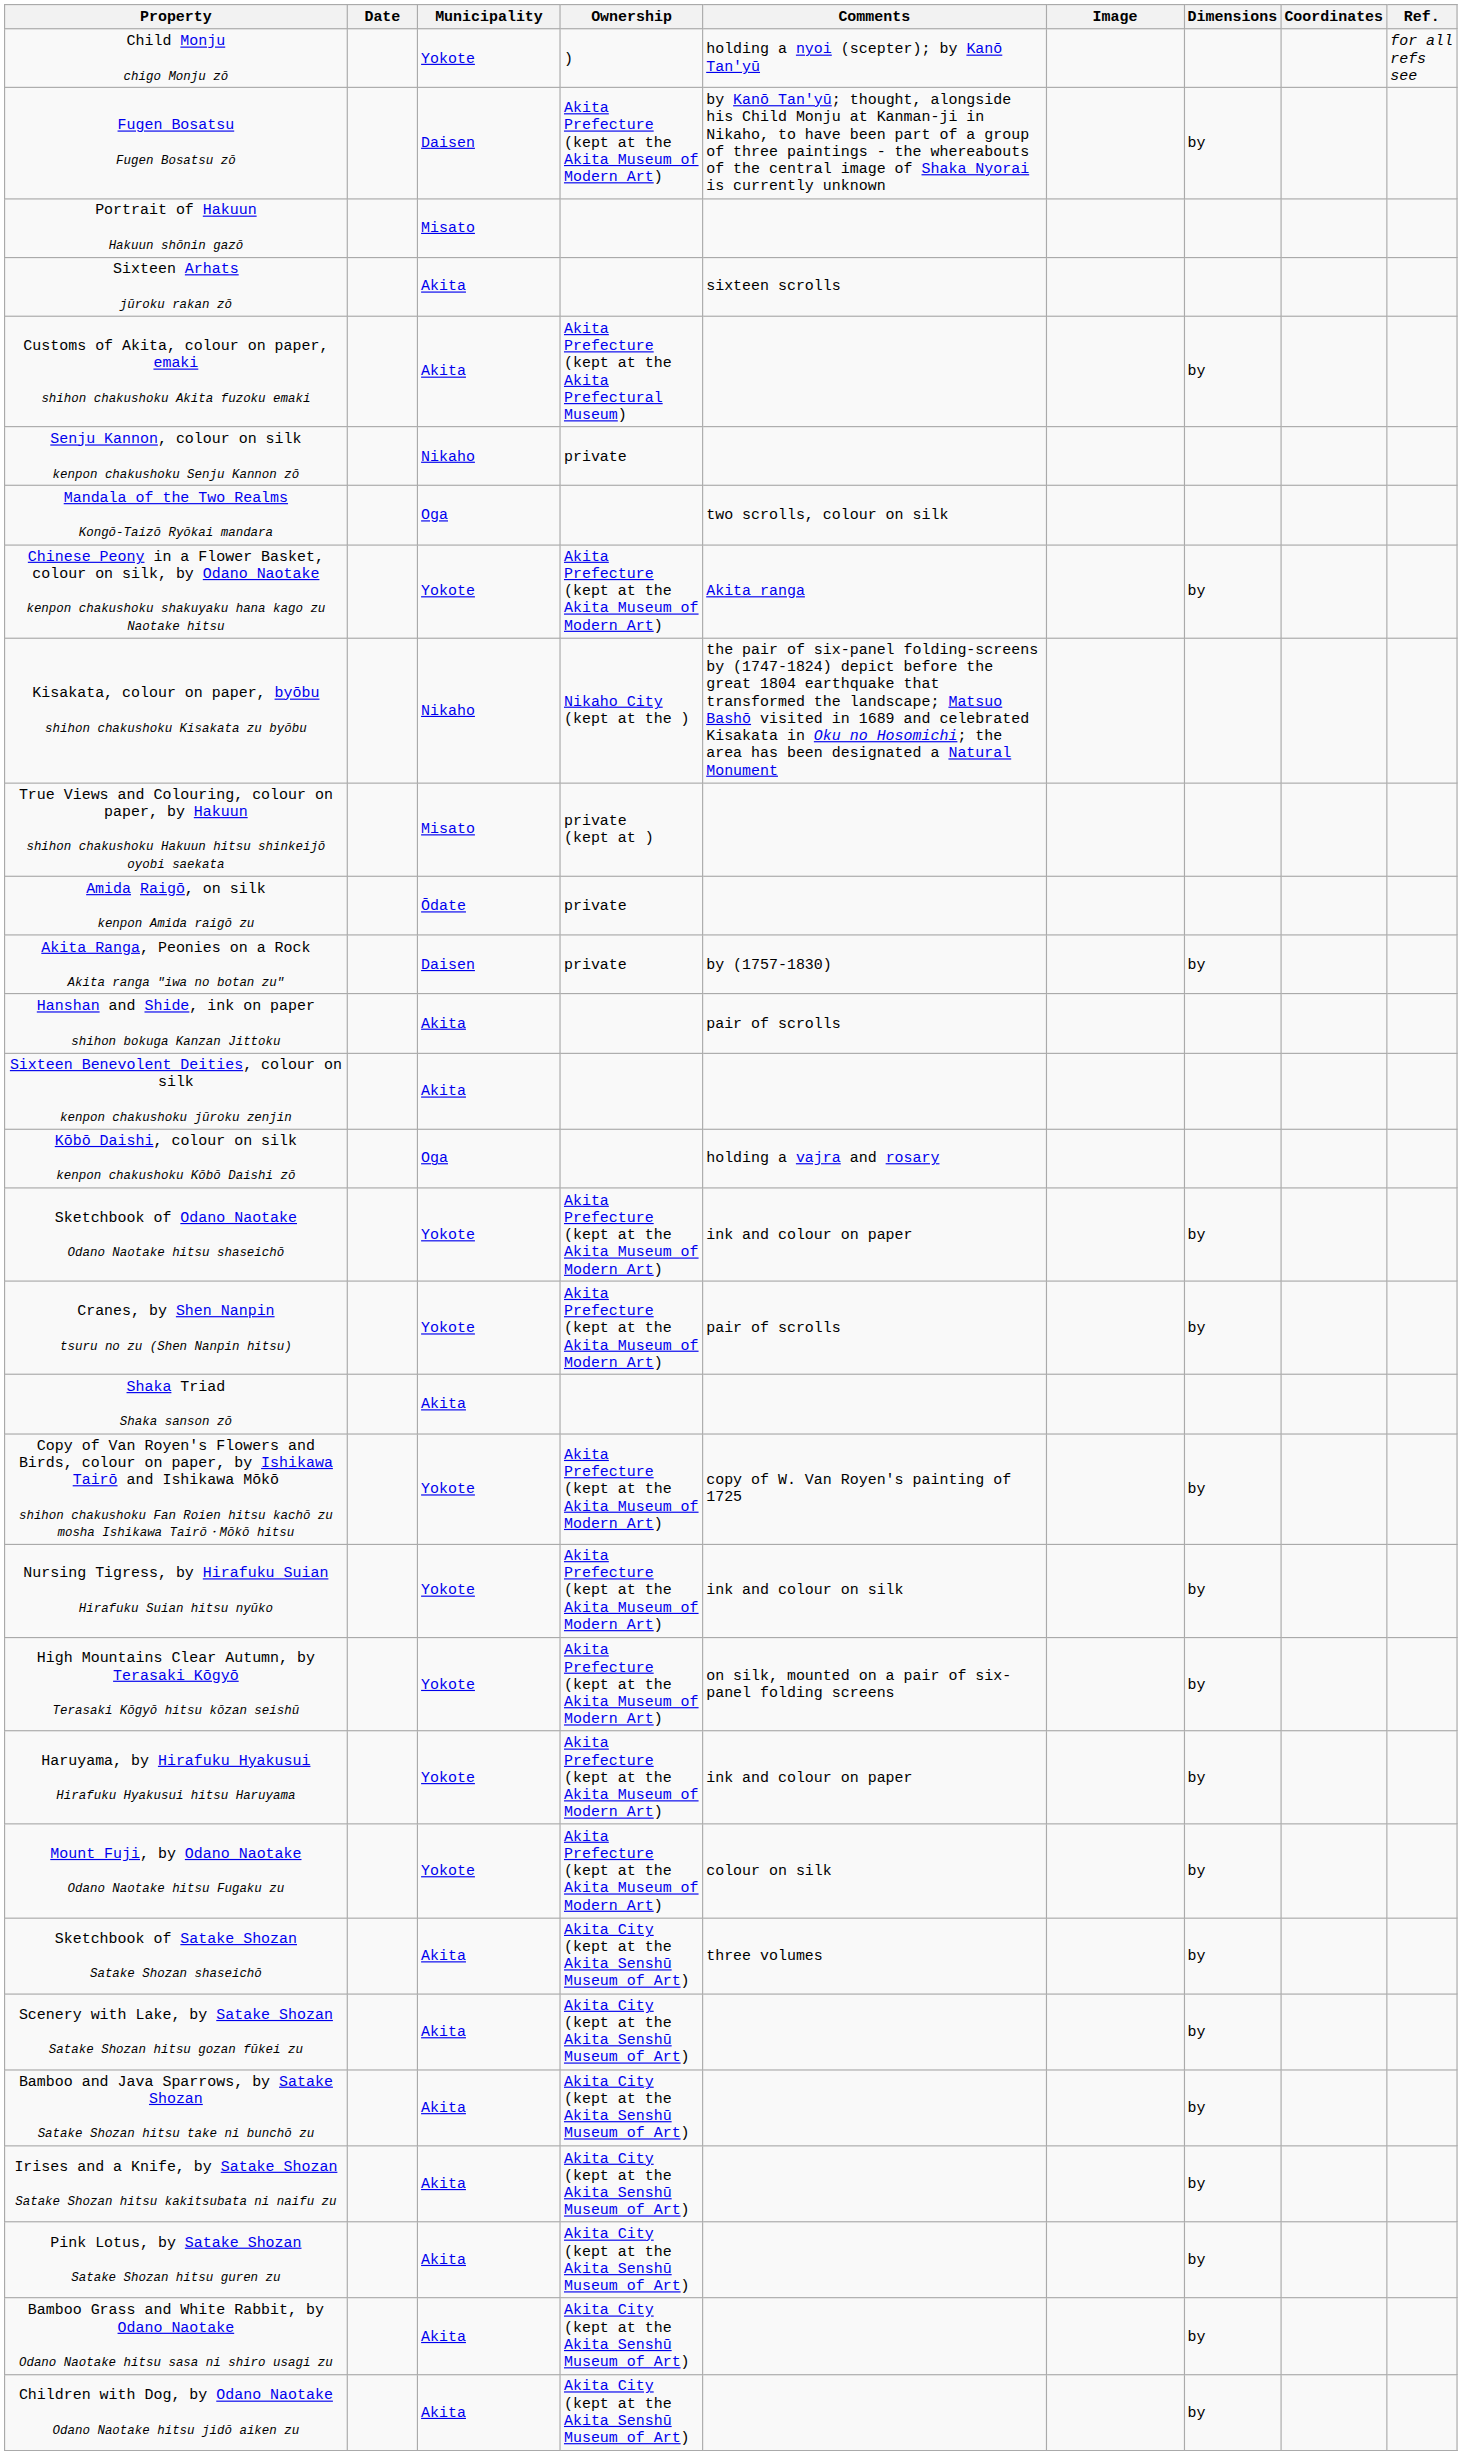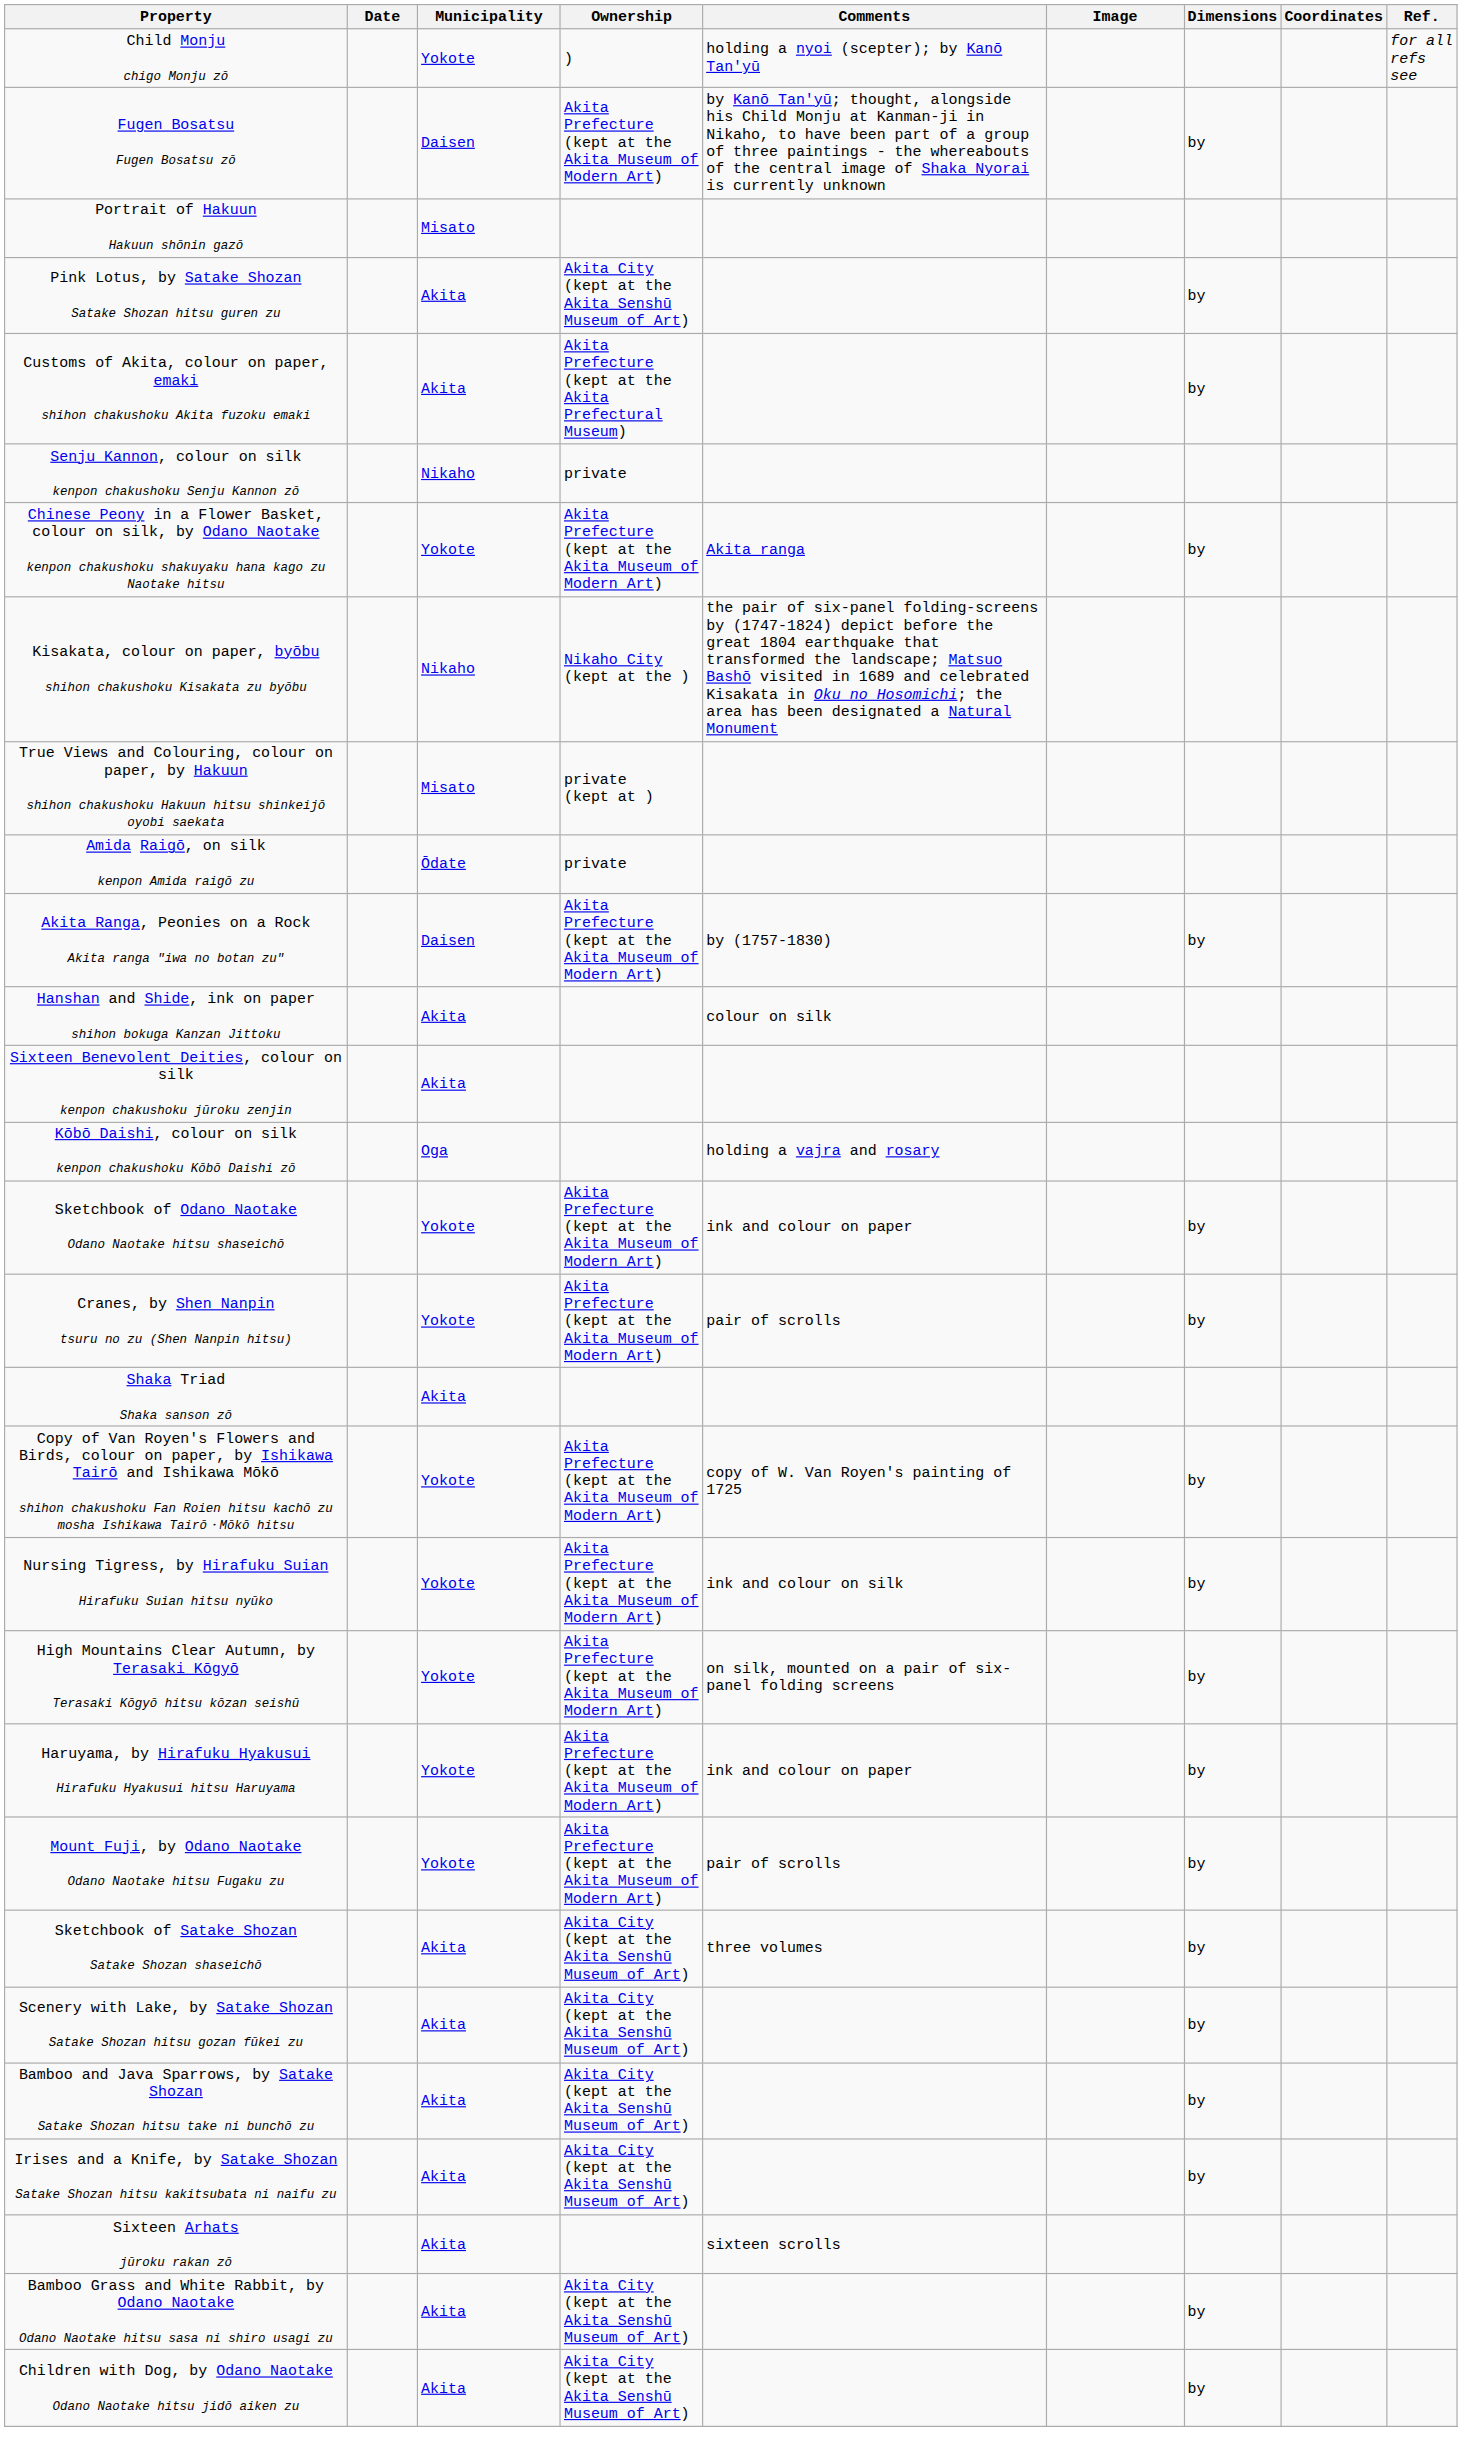rows swapped: (176, 286) <-> (176, 2260)
- row: (176, 514)
(595, 965) private -> (631, 940) Akita Prefecture (kept at the Akita Museum of Modern Art)
(773, 1024) pair of scrolls -> (769, 1016) colour on silk
(769, 1871) colour on silk -> (773, 1864) pair of scrolls
